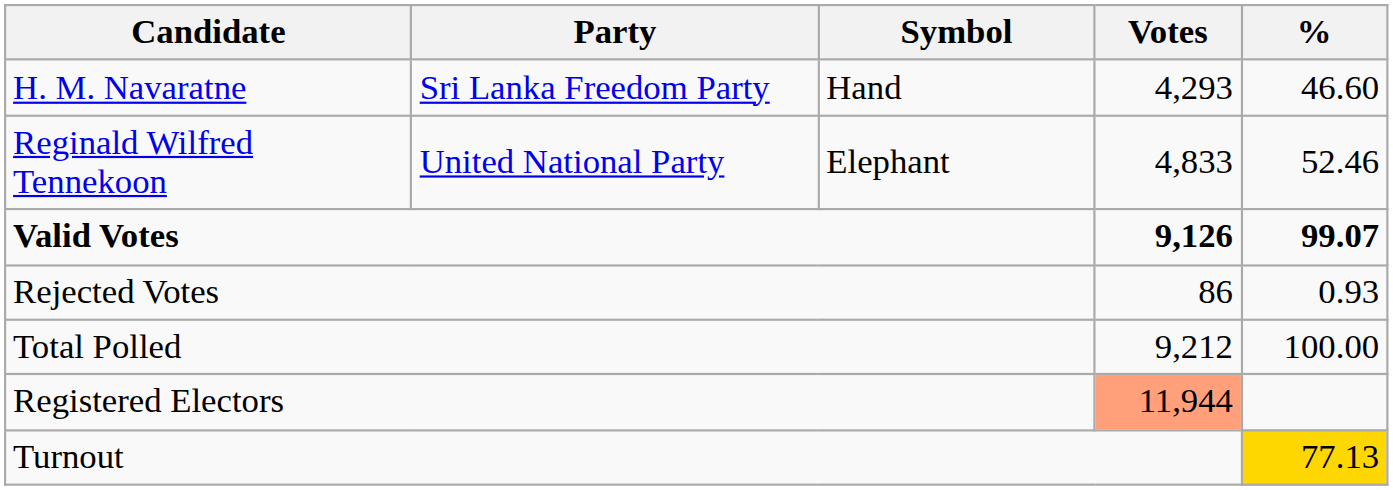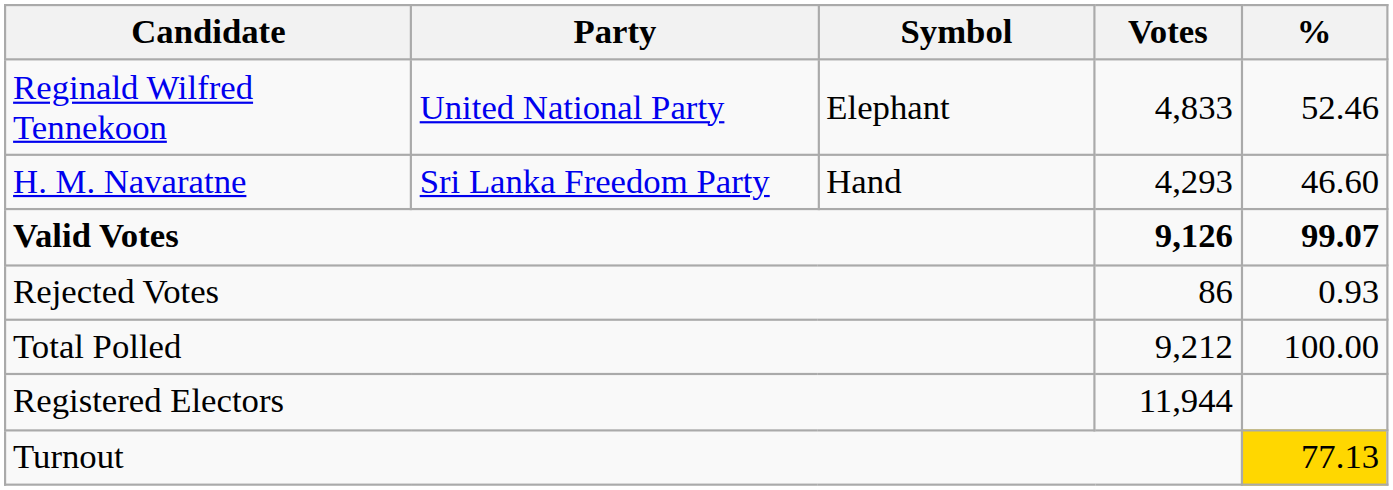rows swapped: (133, 161) <-> (130, 87)
(1186, 401) lightsalmon background -> (1186, 401) no background
